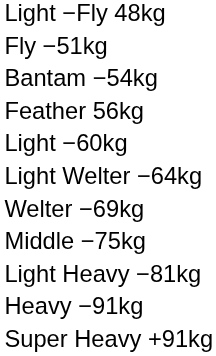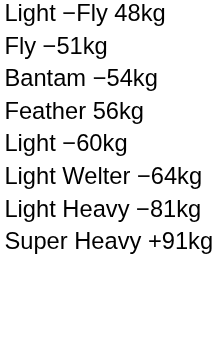- row: (74, 208)
- row: (75, 241)
- row: (74, 306)
